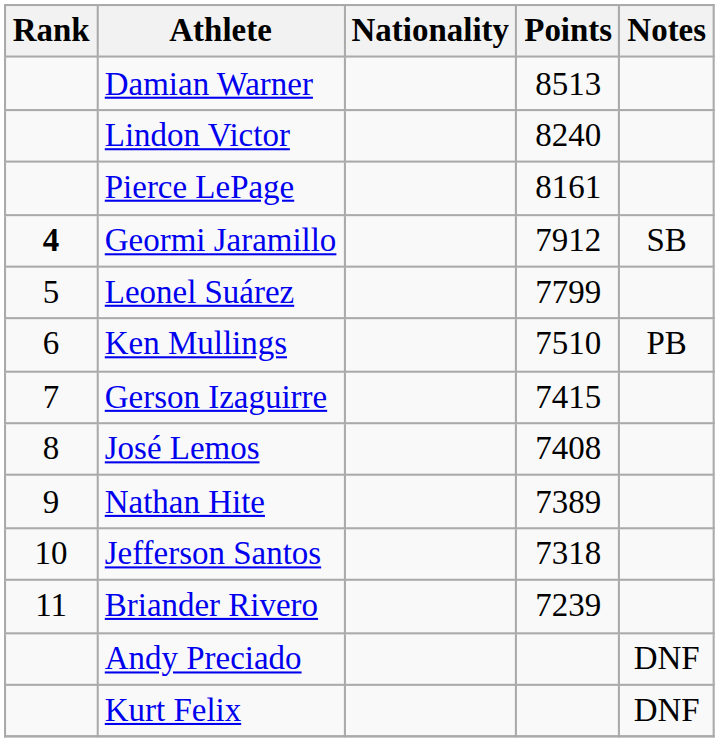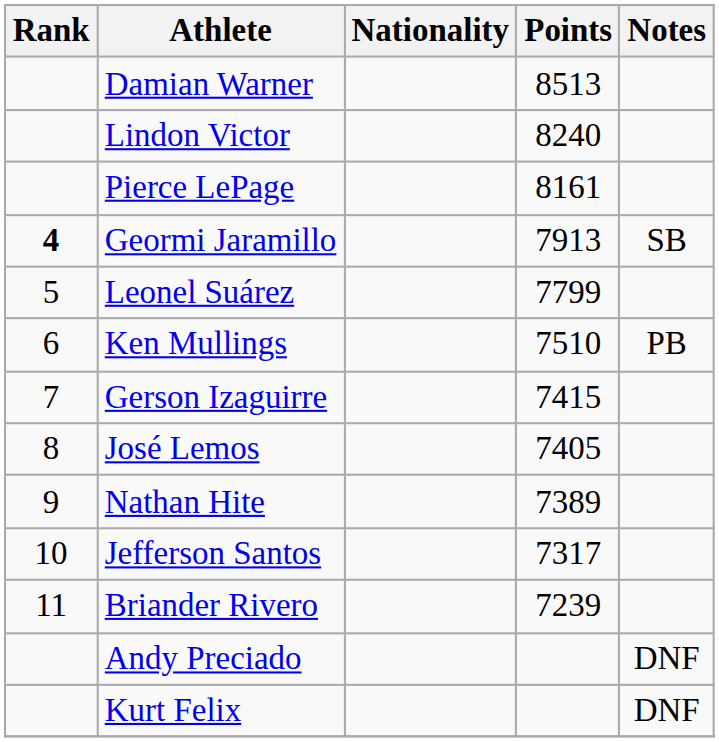(568, 239) 7912 -> (568, 239) 7913
(568, 448) 7408 -> (568, 448) 7405
(568, 553) 7318 -> (568, 553) 7317
